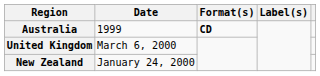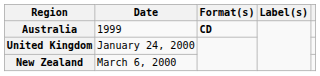(137, 46) March 6, 2000 -> (146, 46) January 24, 2000
(146, 62) January 24, 2000 -> (137, 62) March 6, 2000
